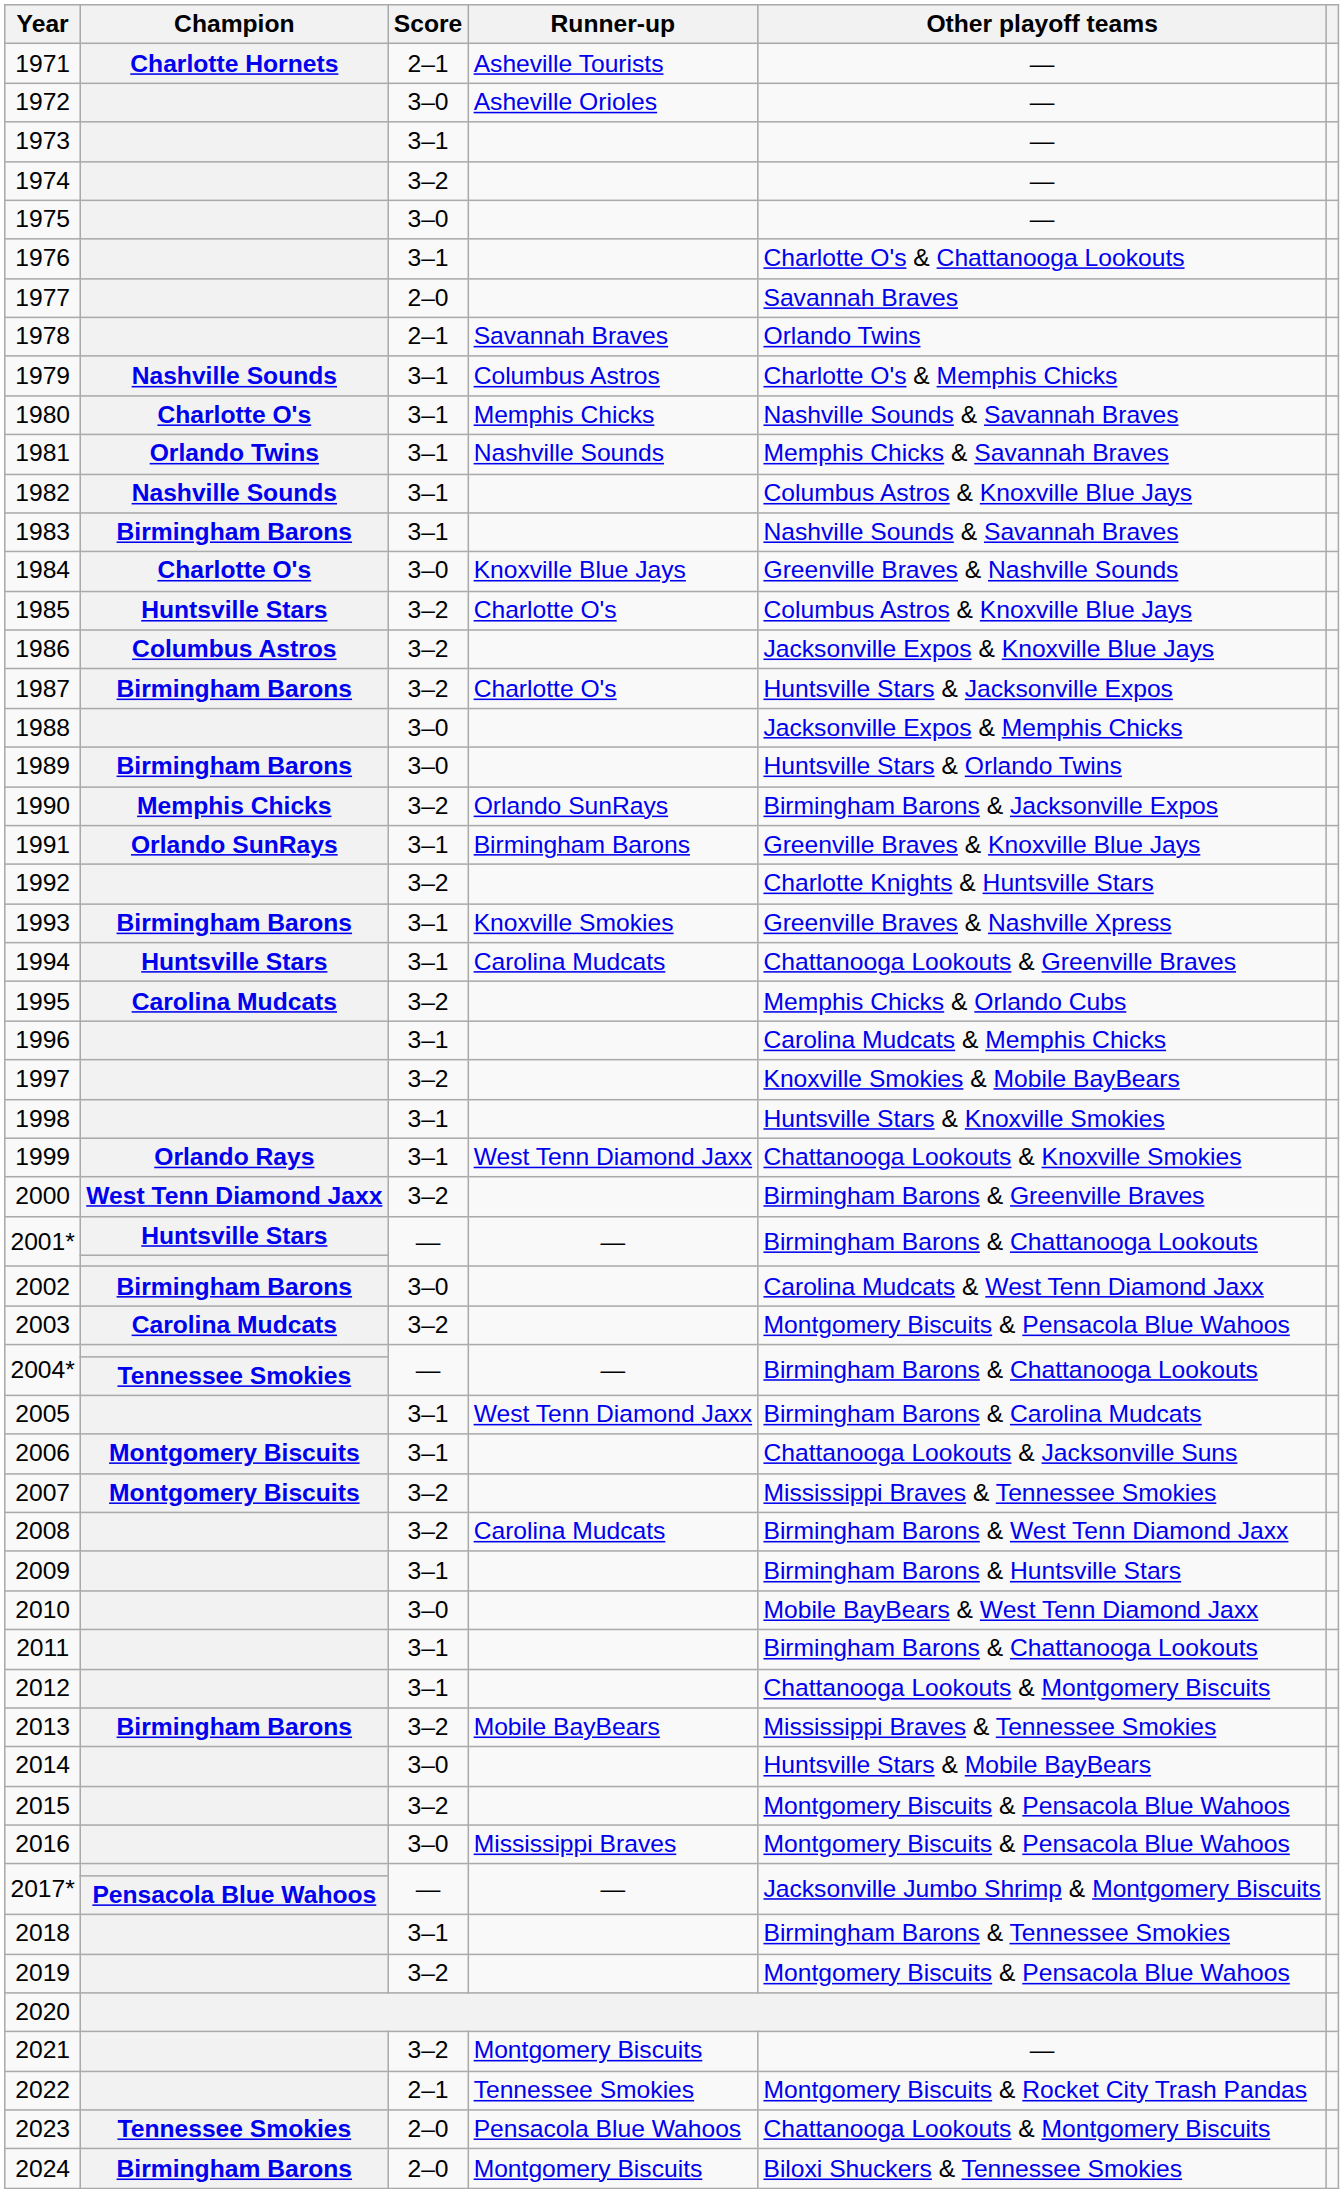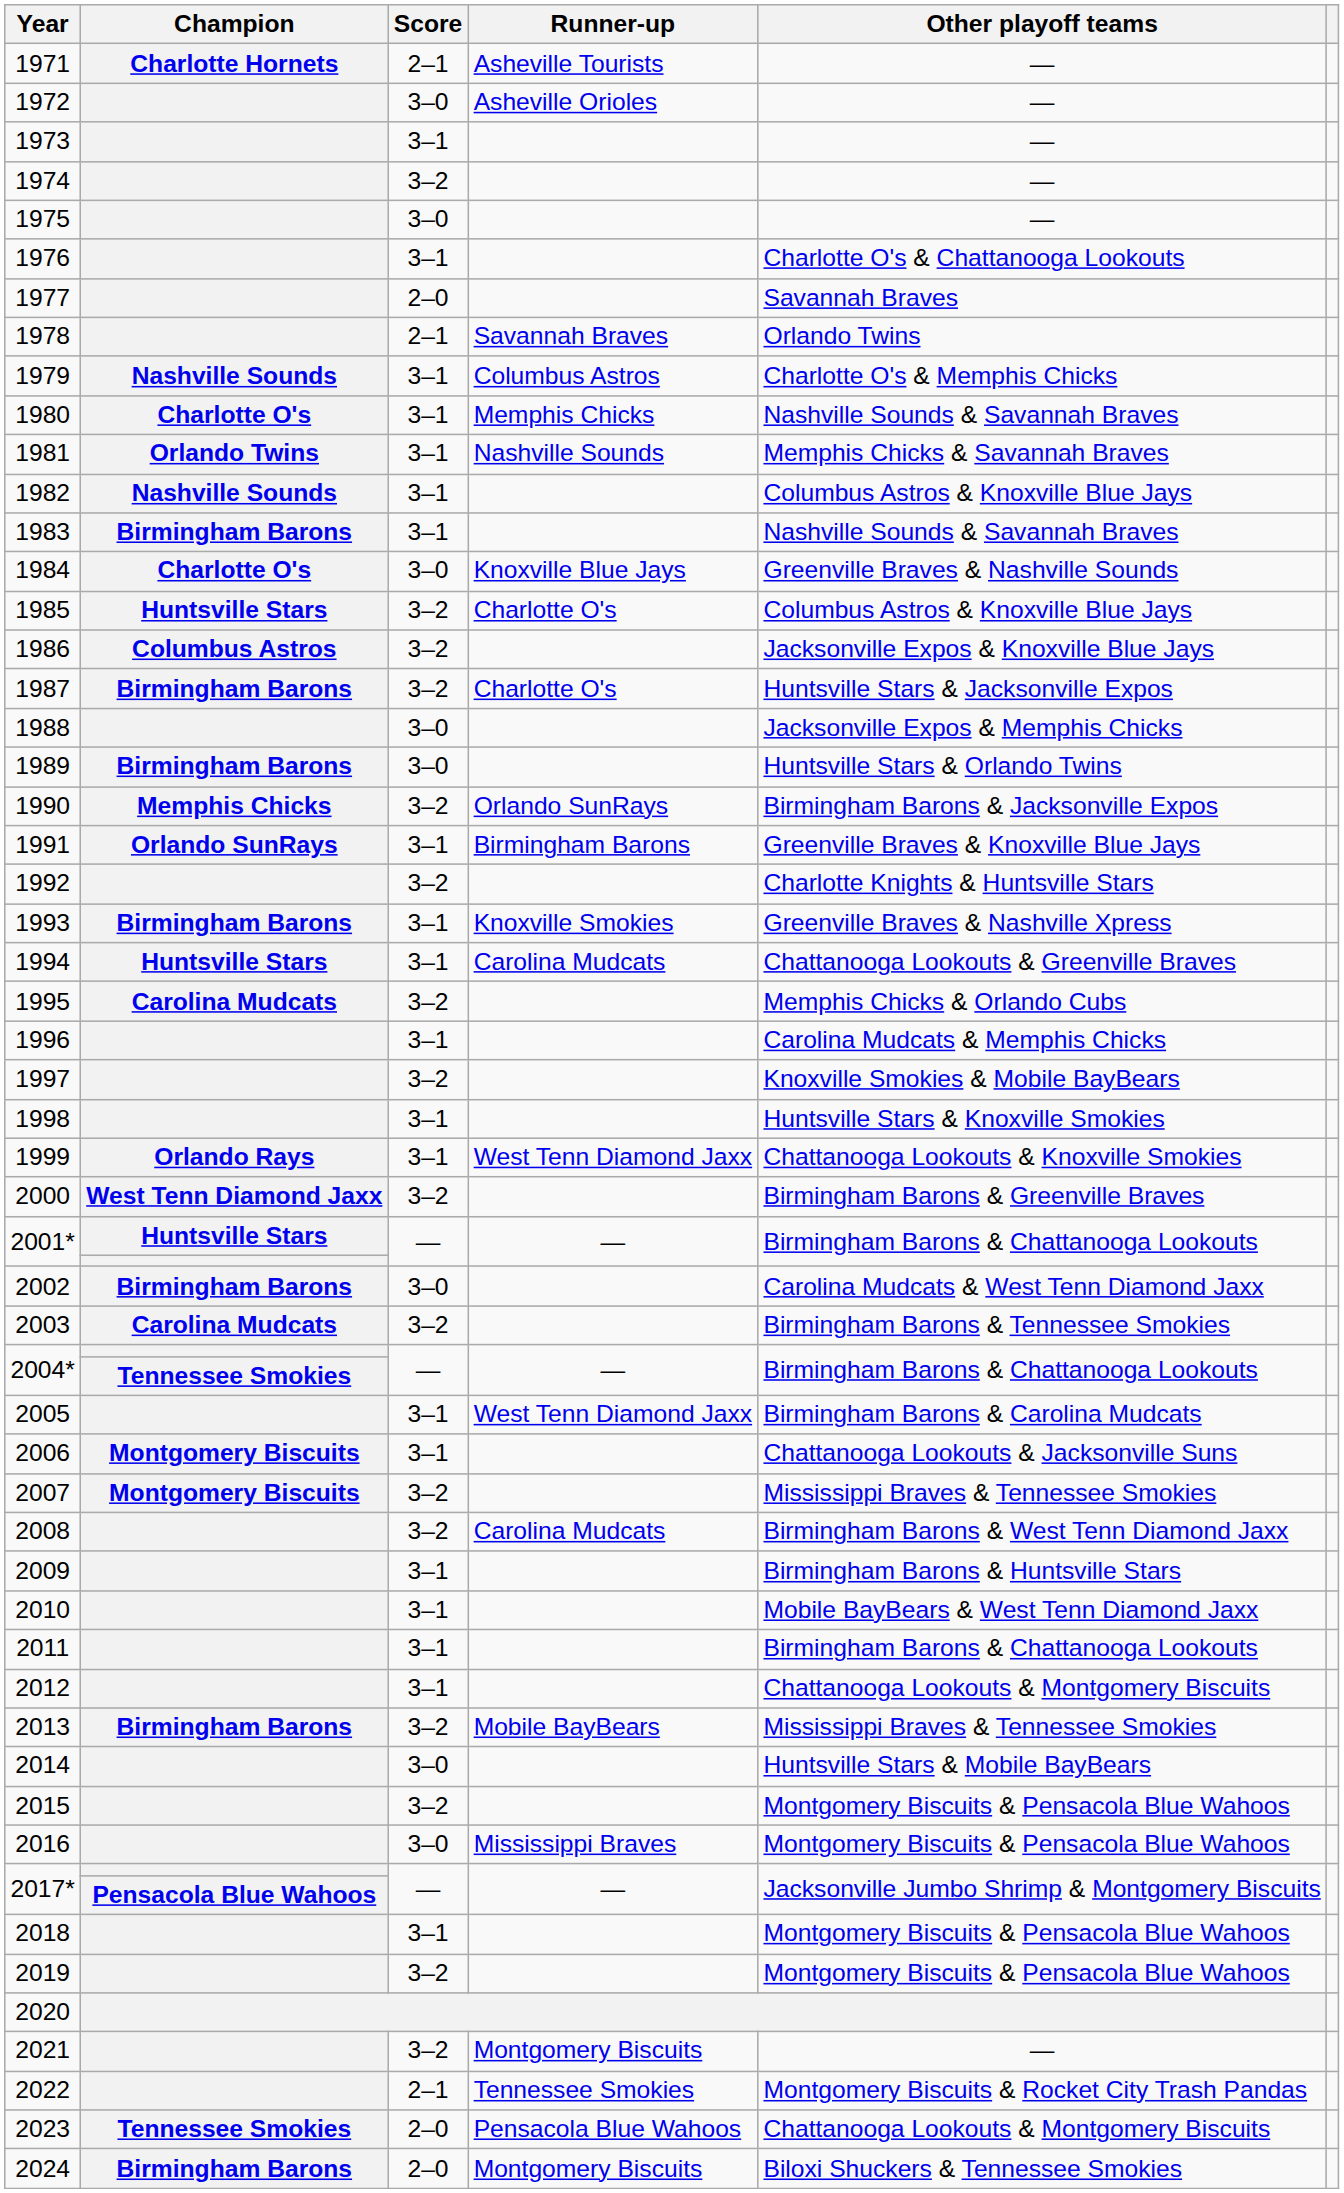(1027, 1324) Montgomery Biscuits & Pensacola Blue Wahoos -> (997, 1324) Birmingham Barons & Tennessee Smokies
(428, 1609) 3–0 -> (428, 1609) 3–1
(997, 1933) Birmingham Barons & Tennessee Smokies -> (1027, 1933) Montgomery Biscuits & Pensacola Blue Wahoos
